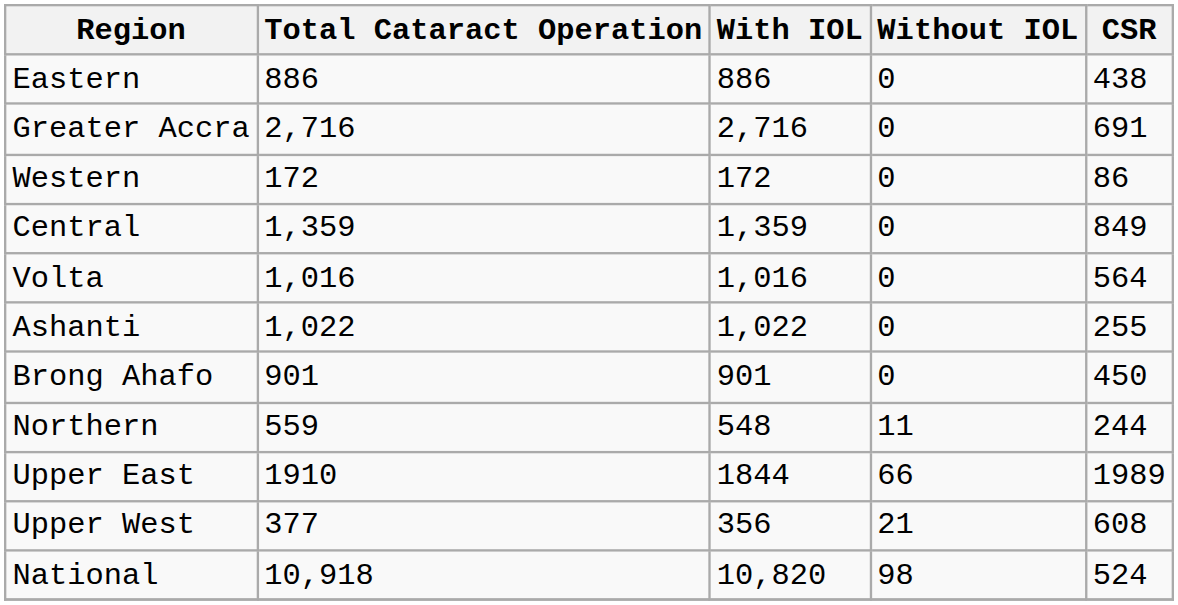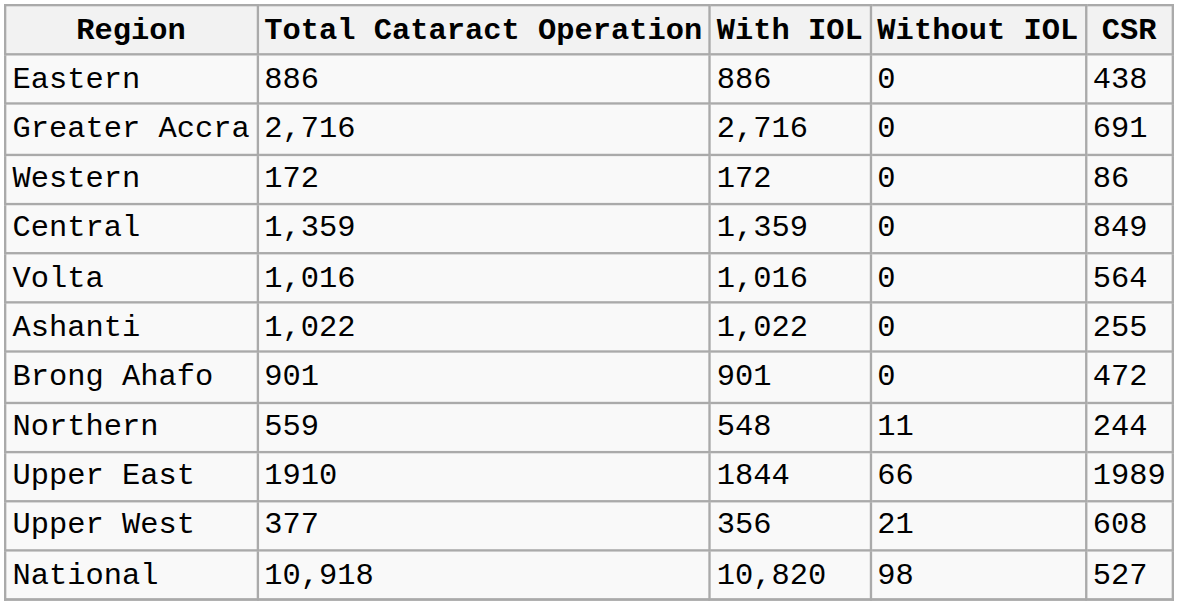(1120, 377) 450 -> (1120, 377) 472
(1120, 575) 524 -> (1120, 575) 527
